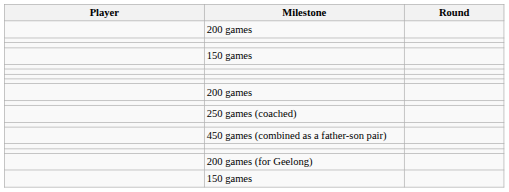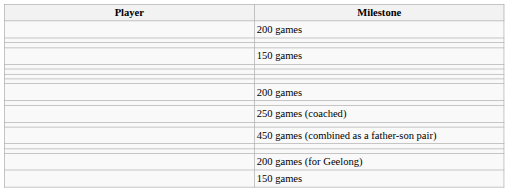- column: (454, 12)
